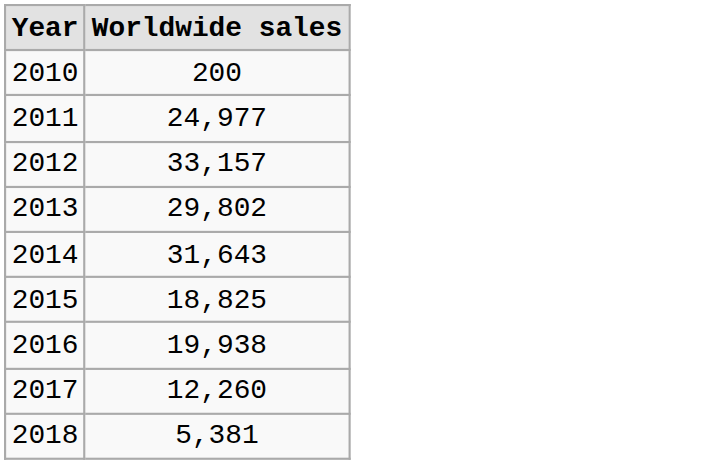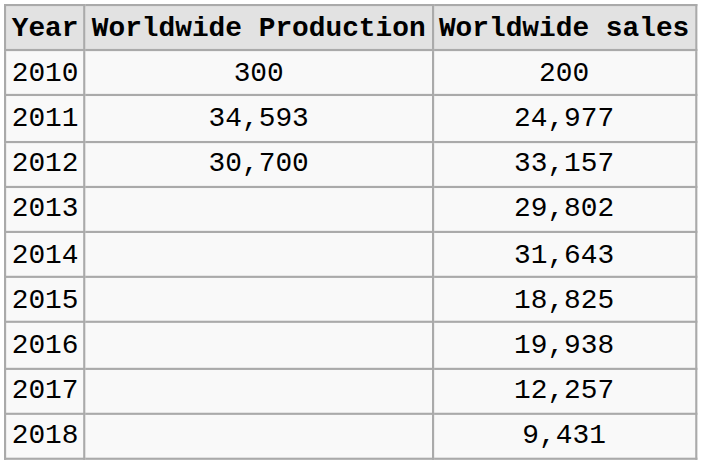+ column: (259, 28)
(217, 390) 12,260 -> (564, 390) 12,257
(217, 436) 5,381 -> (564, 436) 9,431
